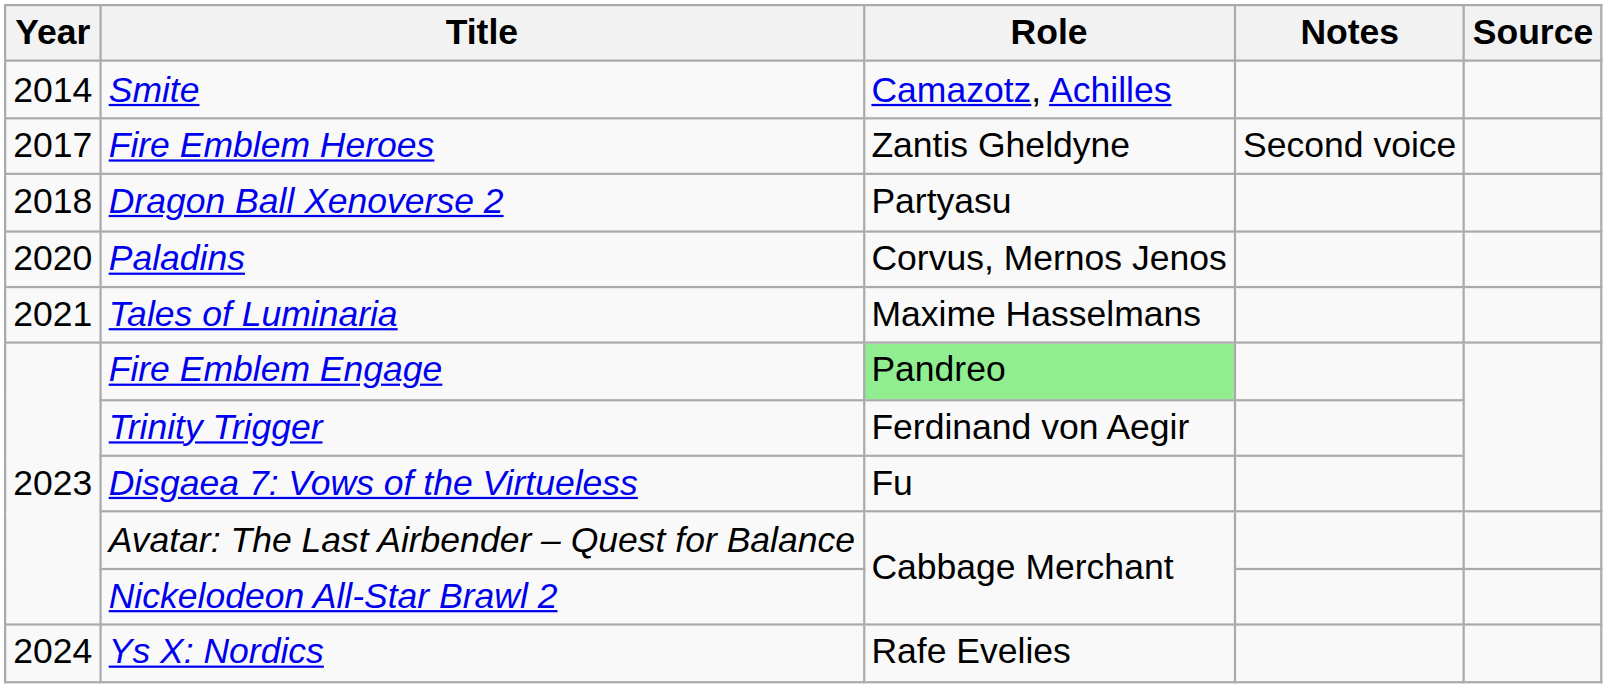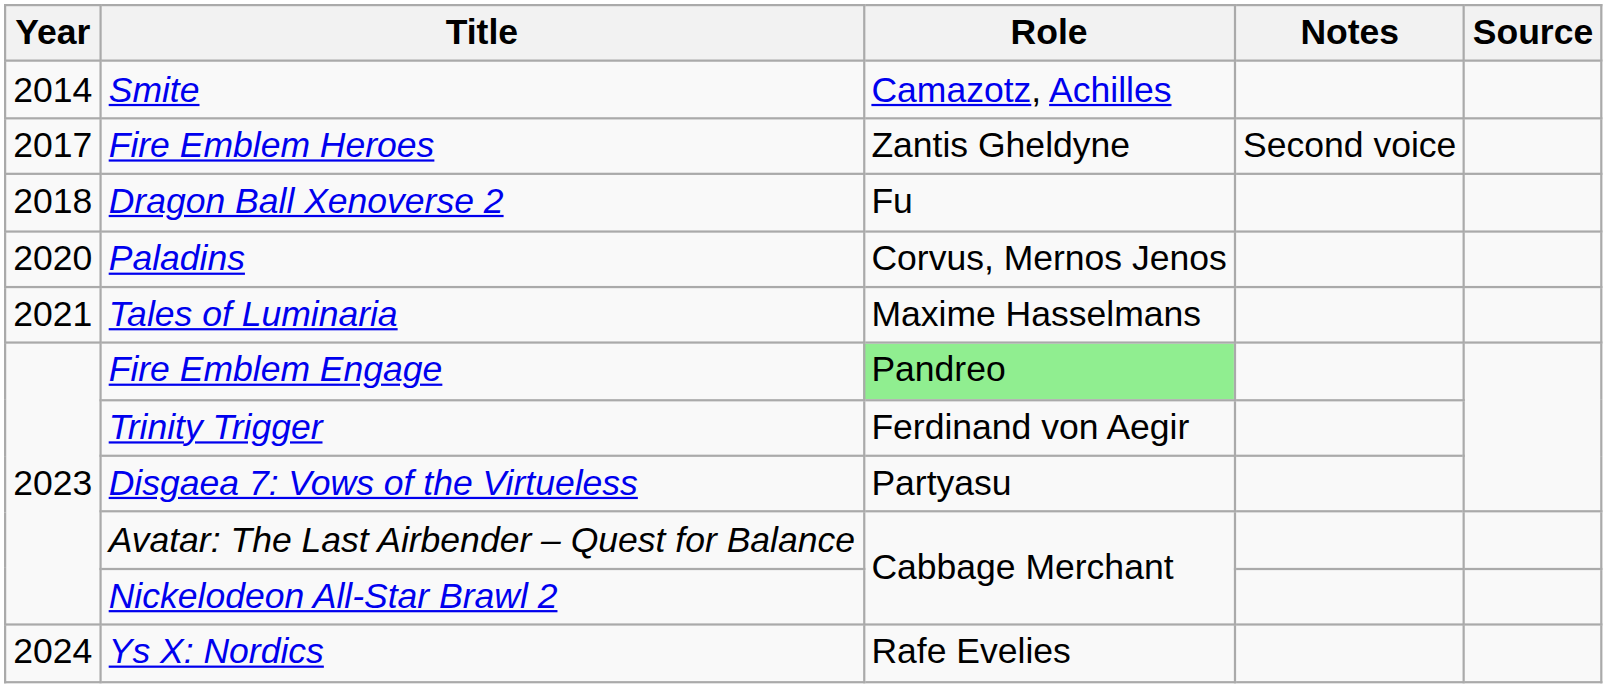(941, 201) Partyasu -> (892, 201) Fu
(892, 483) Fu -> (941, 483) Partyasu
